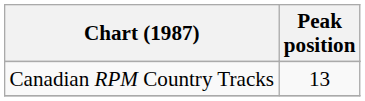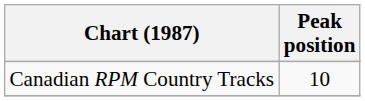(320, 78) 13 -> (320, 78) 10
